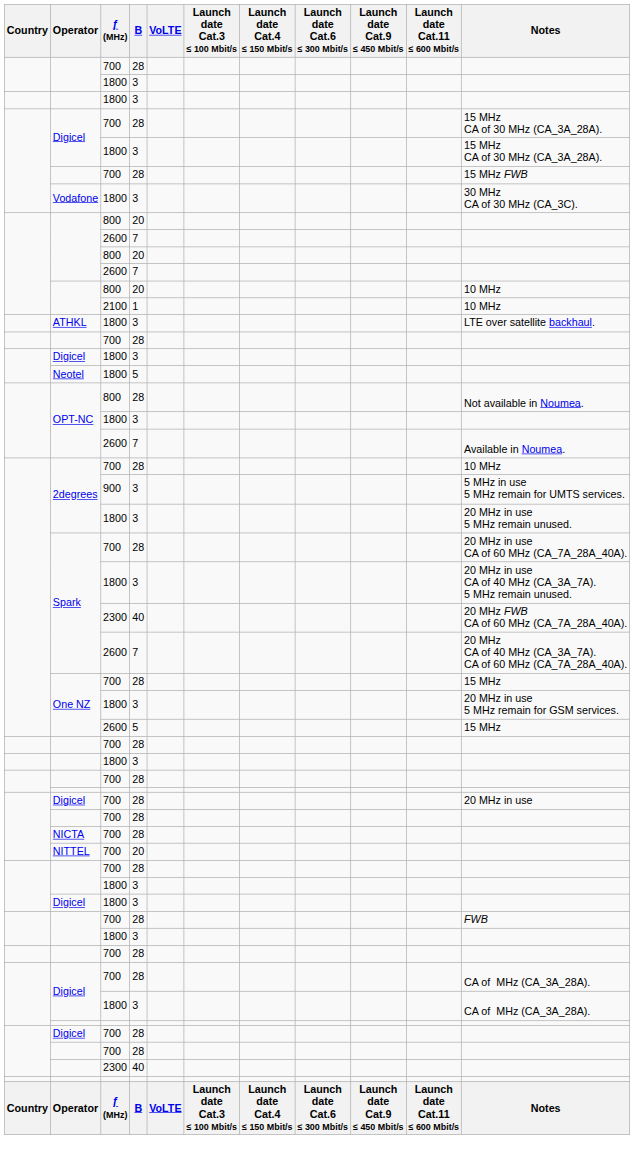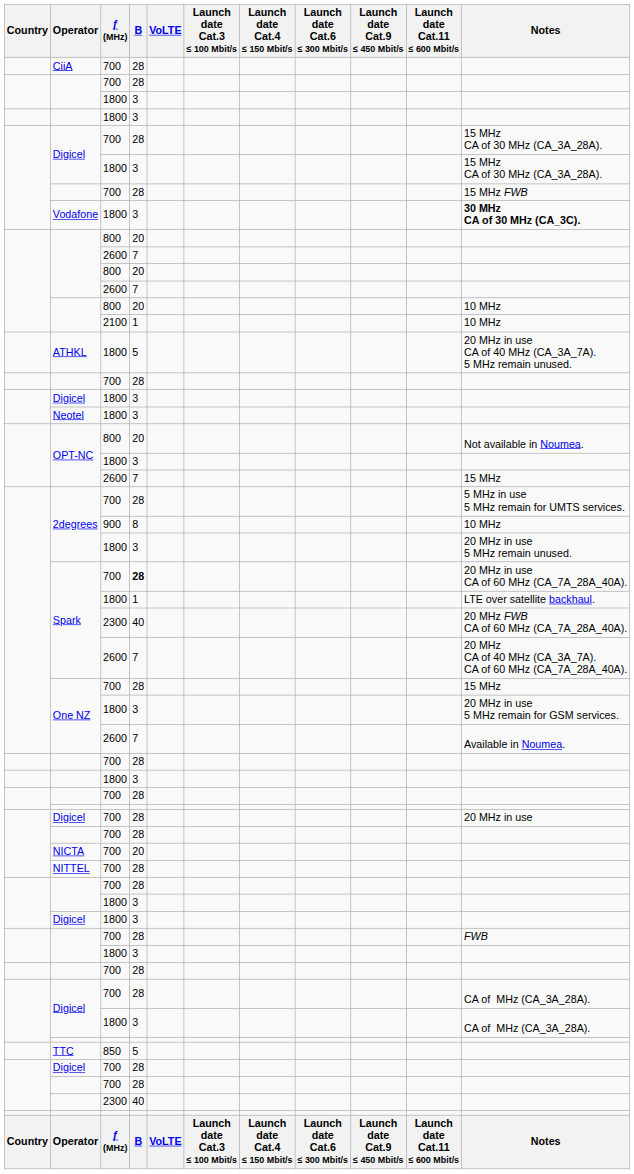+ row: (63, 66)
(521, 198) normal -> (522, 215) bold
(135, 323) 3 -> (135, 352) 5
(529, 323) LTE over satellite backhaul. -> (530, 352) 20 MHz in use CA of 40 MHz (CA_3A_7A). 5 MHz remain unused.
(135, 374) 5 -> (135, 415) 3
(138, 397) 28 -> (138, 438) 20
(515, 449) Available in Noumea. -> (482, 478) 15 MHz
(482, 466) 10 MHz -> (544, 501) 5 MHz in use 5 MHz remain for UMTS services.
(135, 489) 3 -> (135, 524) 8
(544, 489) 5 MHz in use 5 MHz remain for UMTS services. -> (482, 524) 10 MHz
(138, 547) normal -> (138, 576) bold
(135, 582) 3 -> (135, 599) 1
(530, 582) 20 MHz in use CA of 40 MHz (CA_3A_7A). 5 MHz remain unused. -> (529, 599) LTE over satellite backhaul.
(135, 728) 5 -> (135, 739) 7
(482, 728) 15 MHz -> (515, 745) Available in Noumea.
(138, 835) 28 -> (138, 852) 20
(138, 852) 20 -> (138, 869) 28
+ row: (63, 1051)
